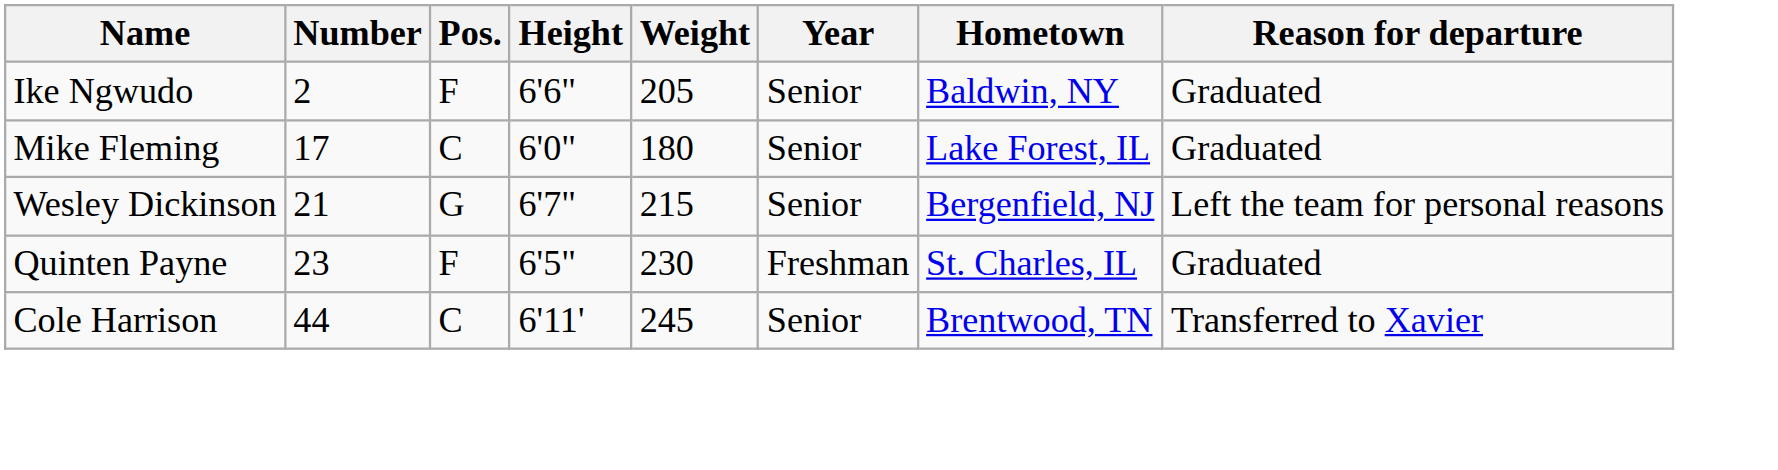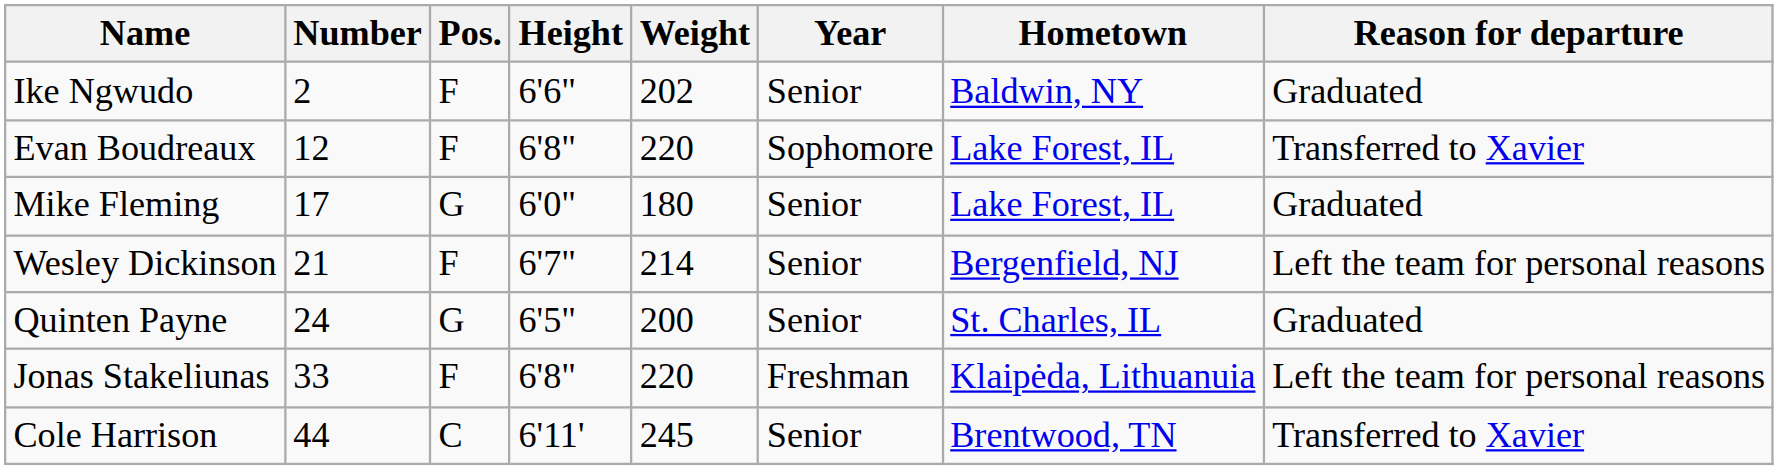(667, 90) 205 -> (667, 90) 202
+ row: (134, 147)
(451, 147) C -> (452, 205) G
(452, 205) G -> (449, 262) F
(667, 205) 215 -> (667, 262) 214
(311, 262) 23 -> (311, 319) 24
(449, 262) F -> (452, 319) G
(667, 262) 230 -> (667, 319) 200
(838, 262) Freshman -> (814, 319) Senior
+ row: (142, 377)
